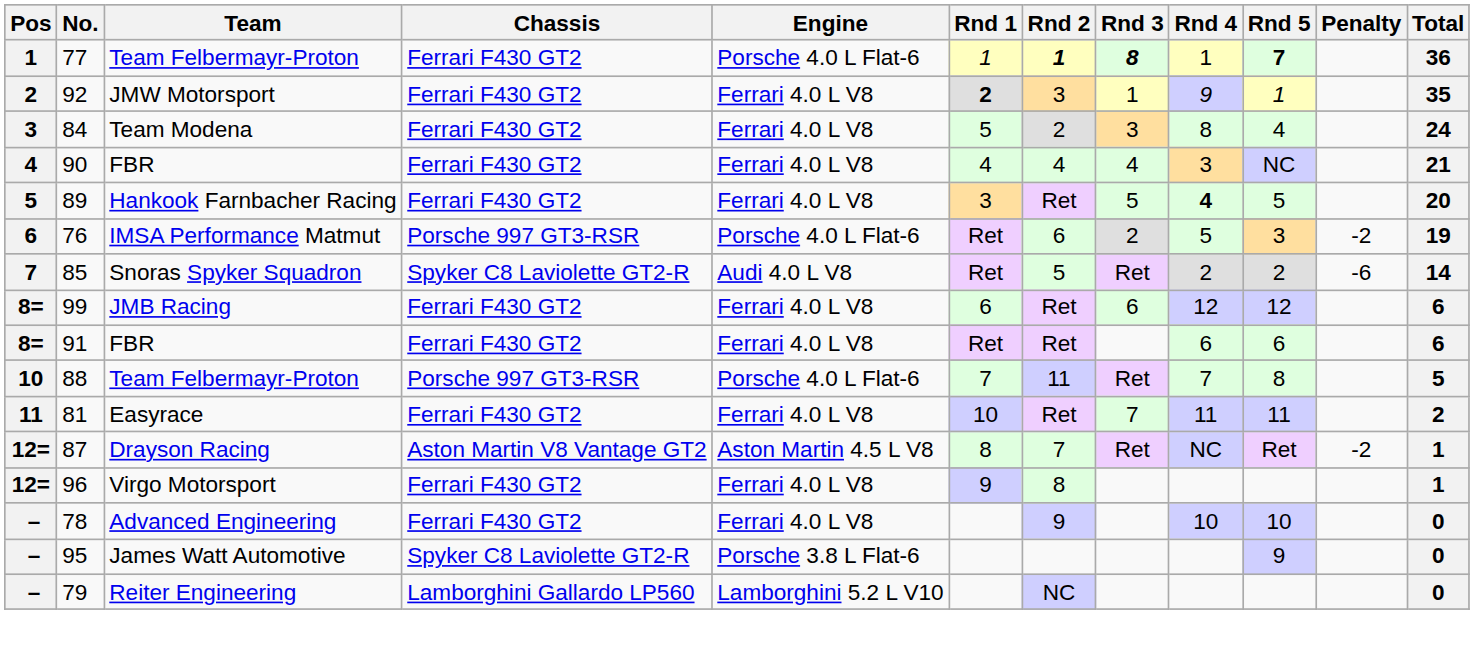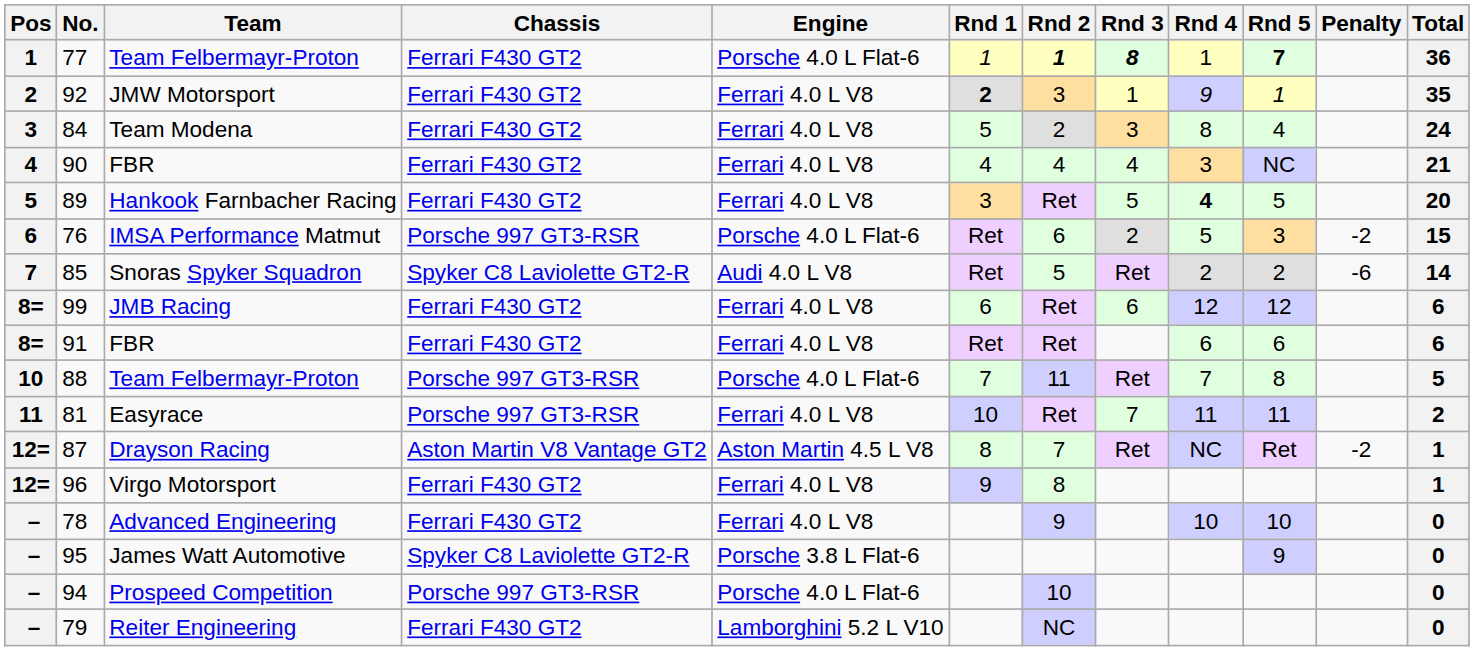(1438, 236) 19 -> (1438, 236) 15
(494, 414) Ferrari F430 GT2 -> (523, 414) Porsche 997 GT3-RSR
+ row: (75, 592)
(551, 592) Lamborghini Gallardo LP560 -> (494, 627) Ferrari F430 GT2
